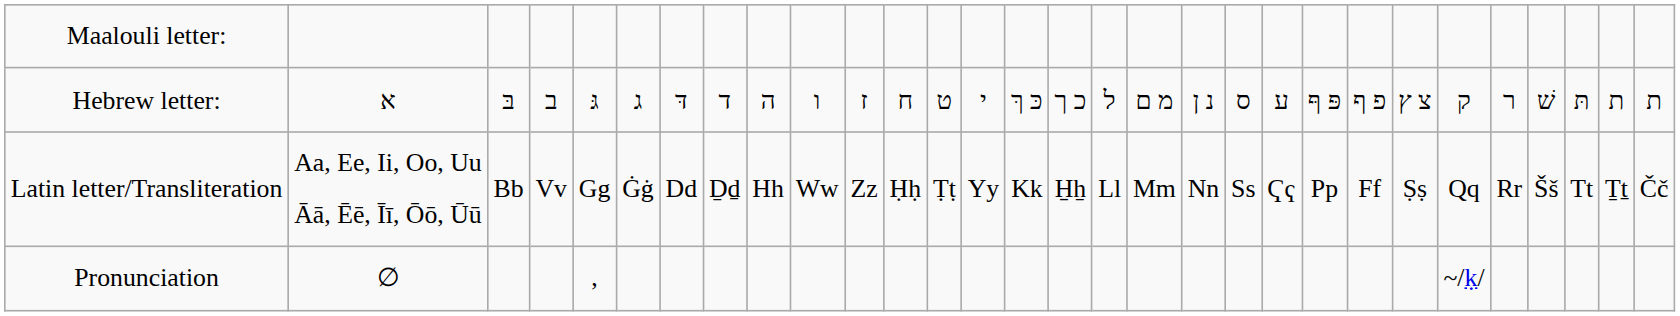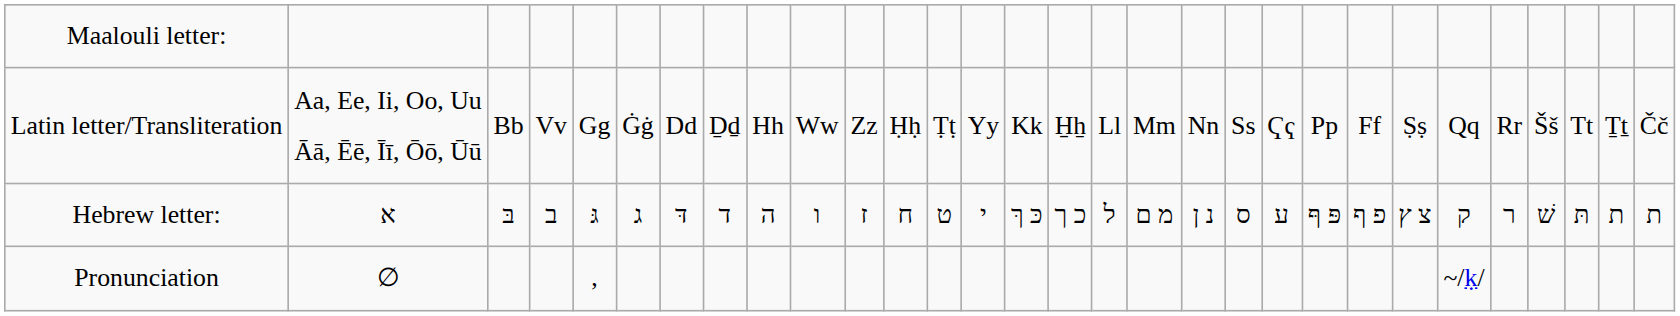rows swapped: (147, 99) <-> (147, 188)
